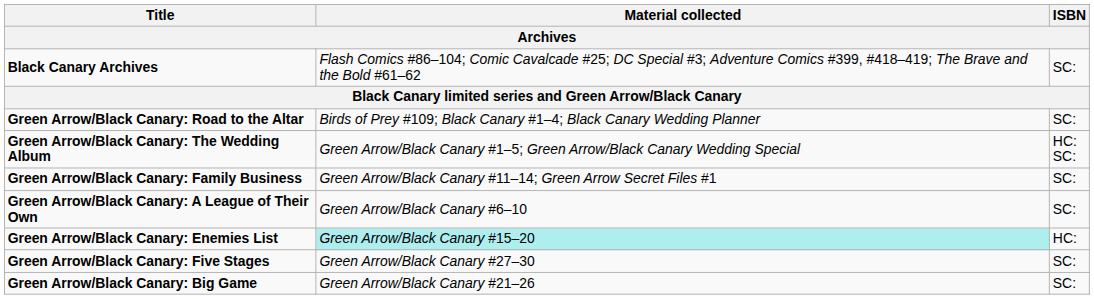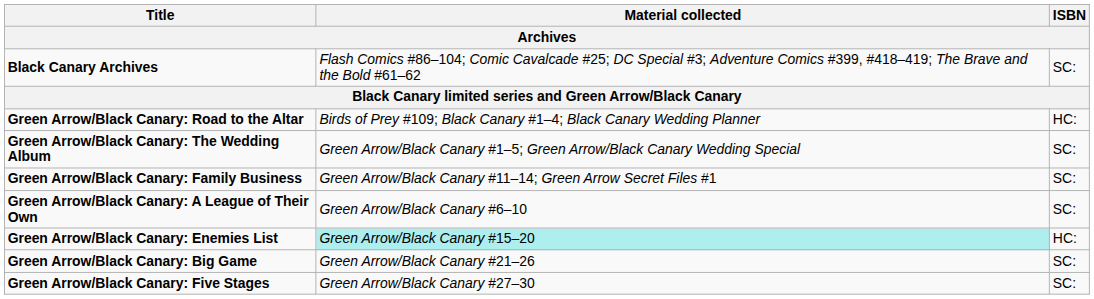(1064, 119) SC: -> (1065, 119) HC:
(1065, 149) HC: SC: -> (1064, 149) SC:
rows swapped: (132, 283) <-> (139, 261)
